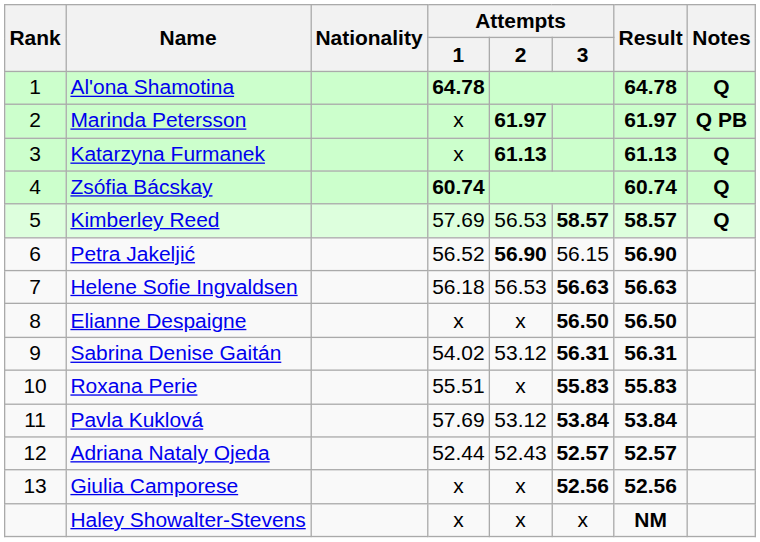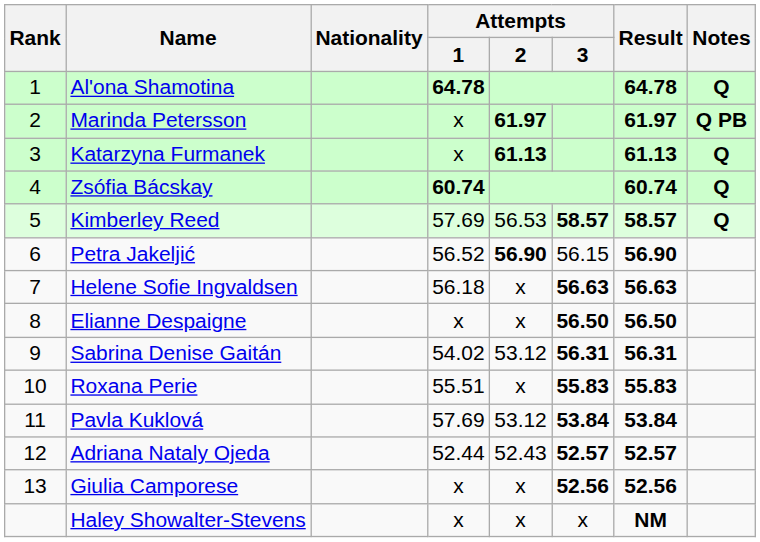(521, 287) 56.53 -> (521, 287) x
